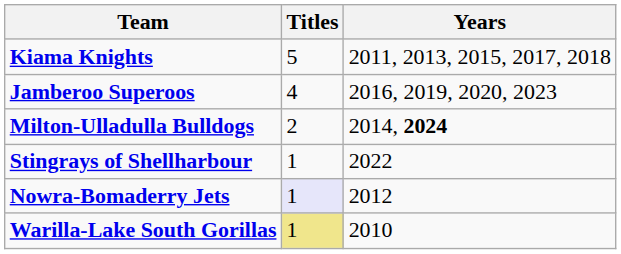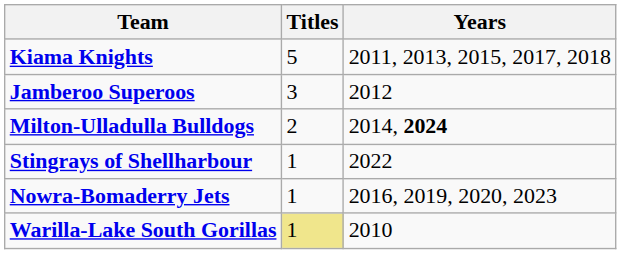(292, 91) 4 -> (292, 91) 3
(453, 91) 2016, 2019, 2020, 2023 -> (371, 91) 2012
(292, 195) lavender background -> (292, 195) no background
(371, 195) 2012 -> (453, 195) 2016, 2019, 2020, 2023
